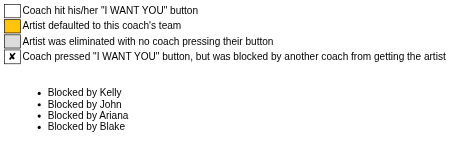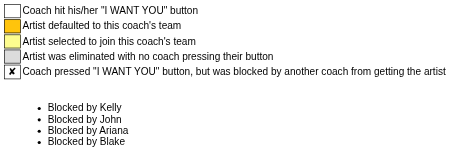+ row: (109, 41)
